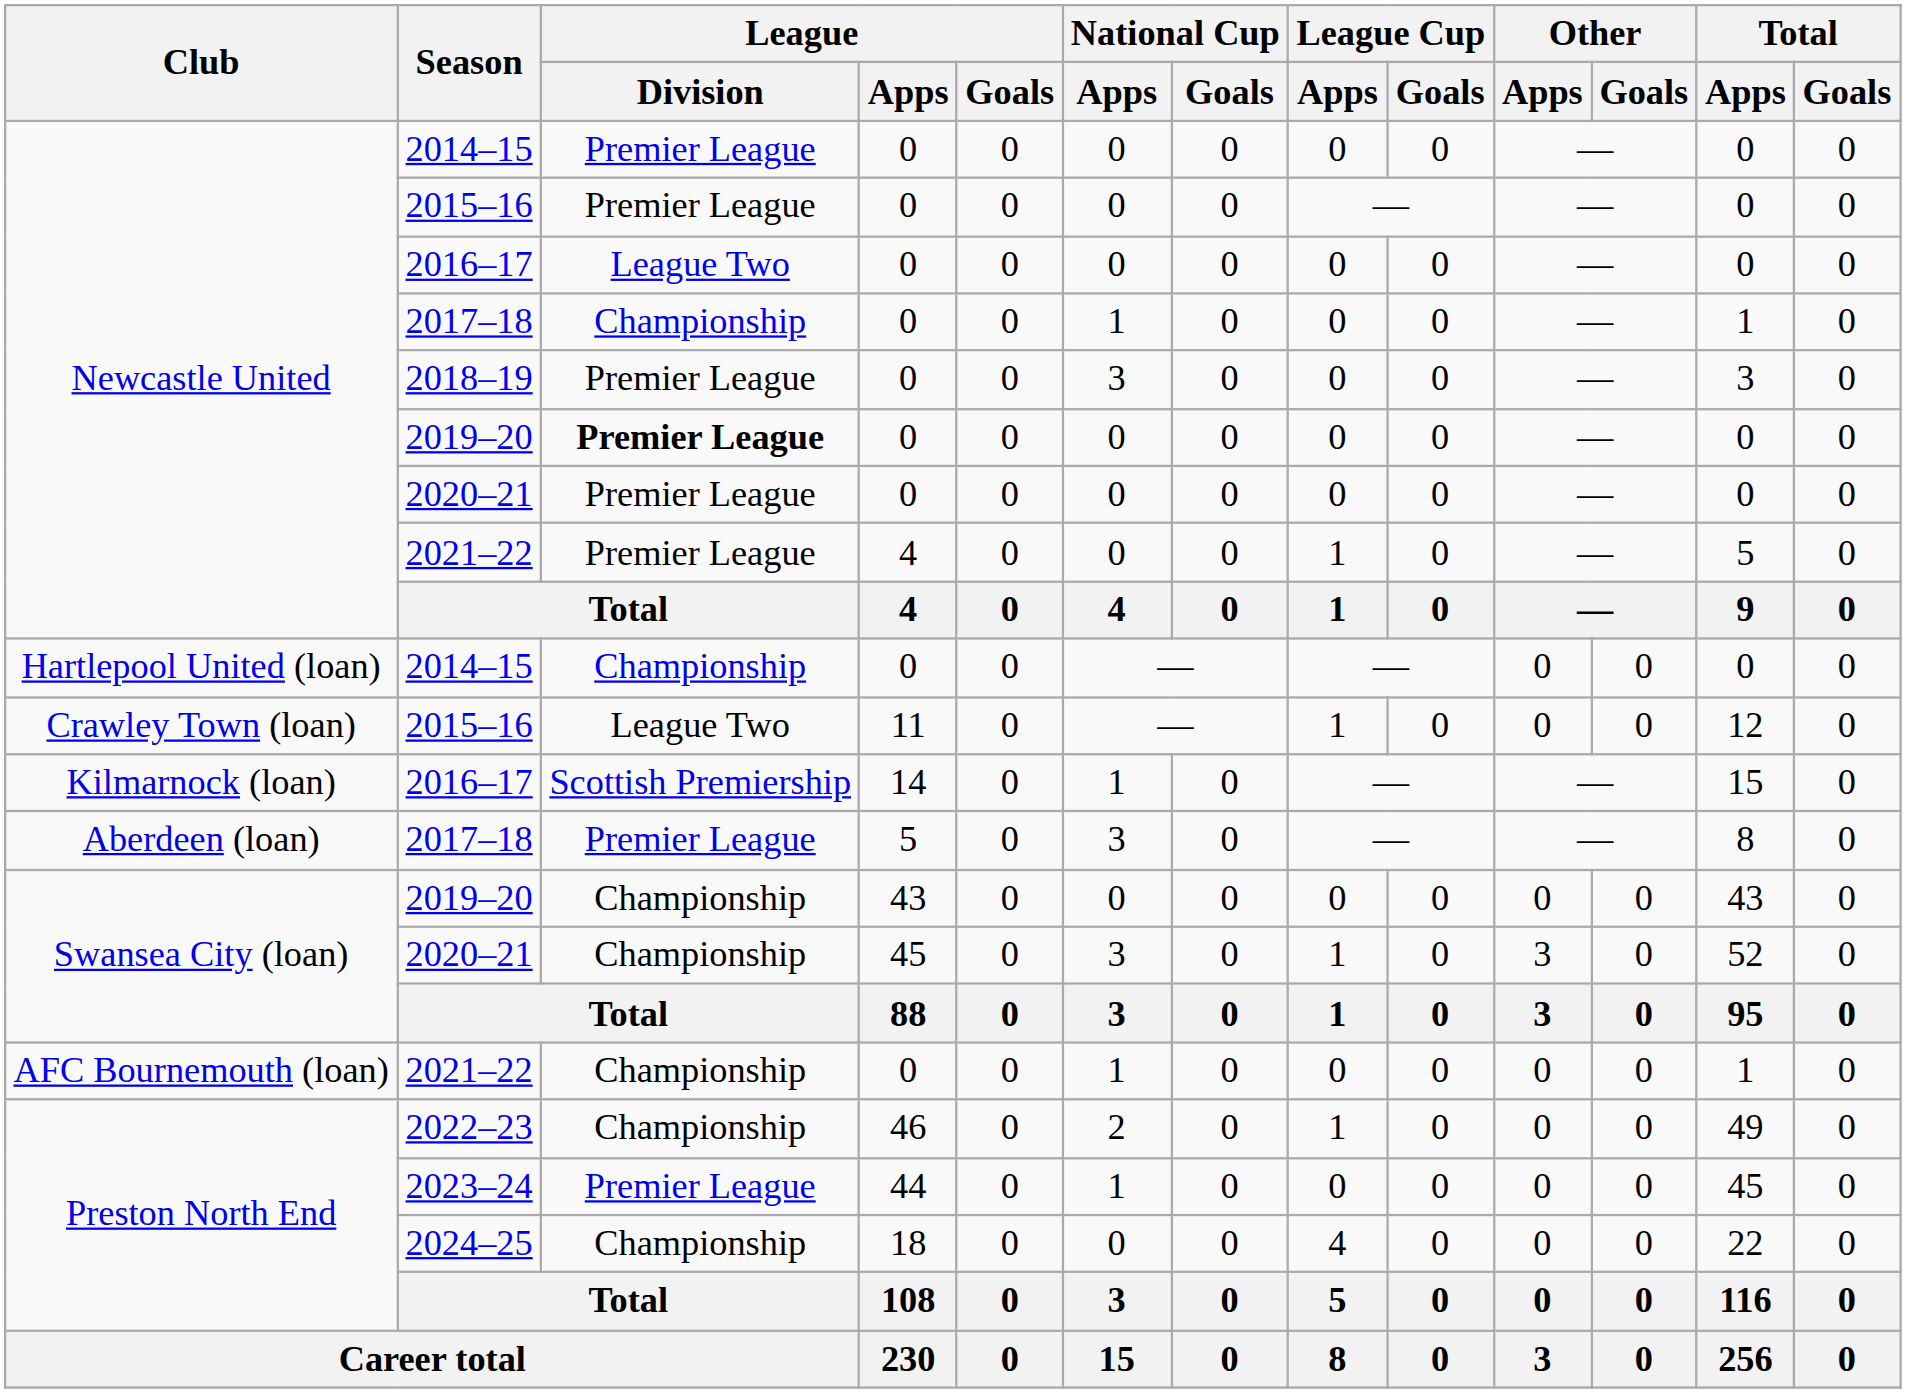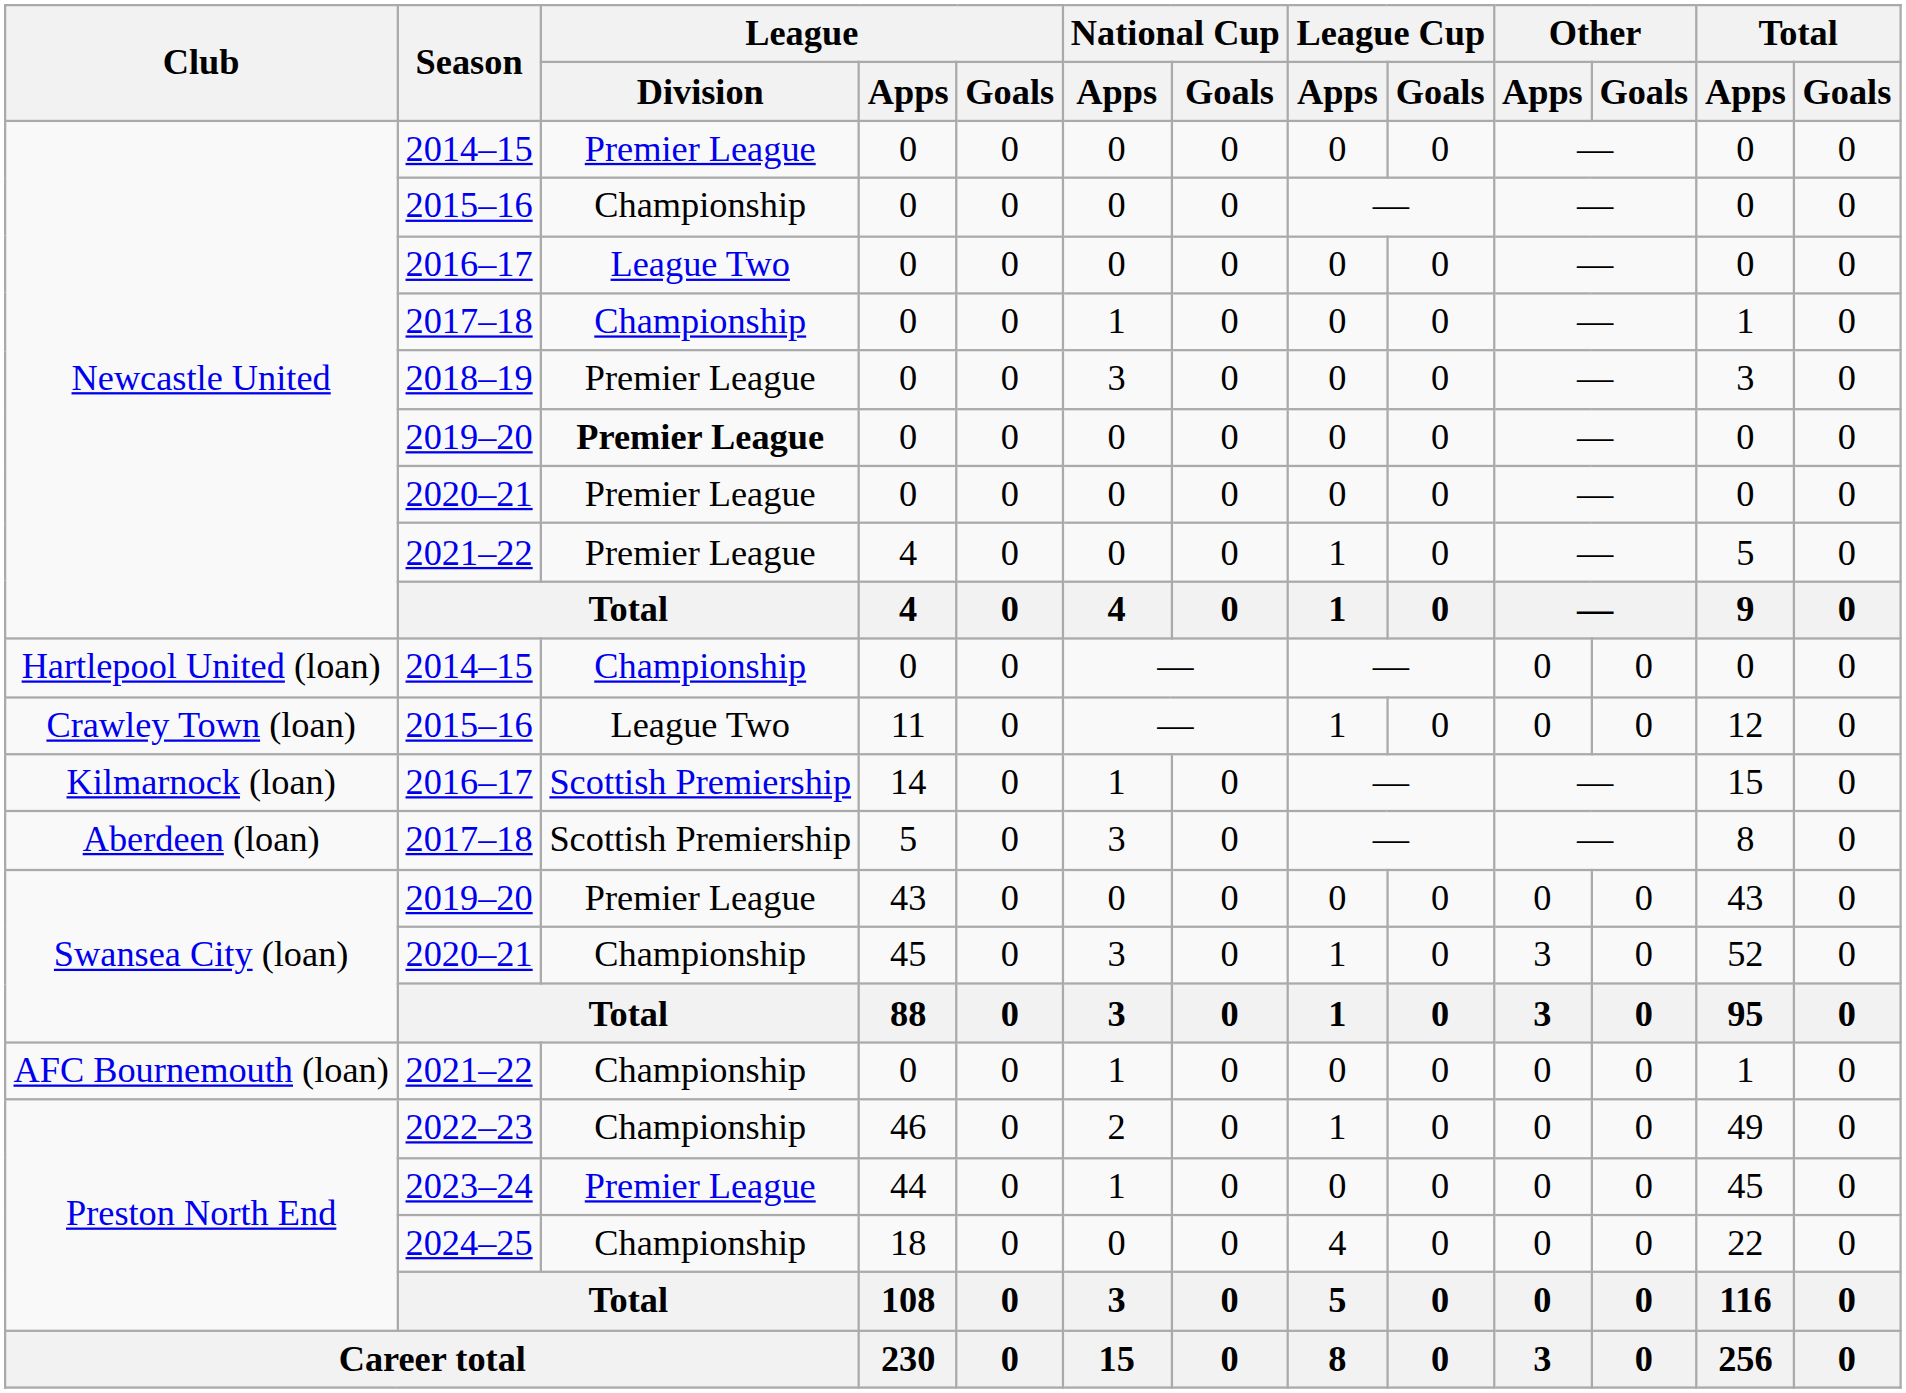(700, 206) Premier League -> (700, 206) Championship
(700, 839) Premier League -> (700, 839) Scottish Premiership
(700, 897) Championship -> (700, 897) Premier League
